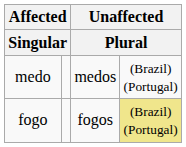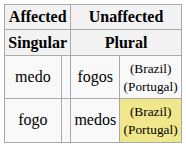(95, 76) medos -> (95, 76) fogos
(95, 120) fogos -> (95, 120) medos
